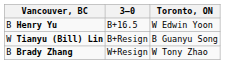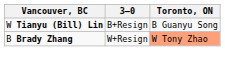- row: (32, 25)
(180, 53) no background -> (180, 39) lightsalmon background
